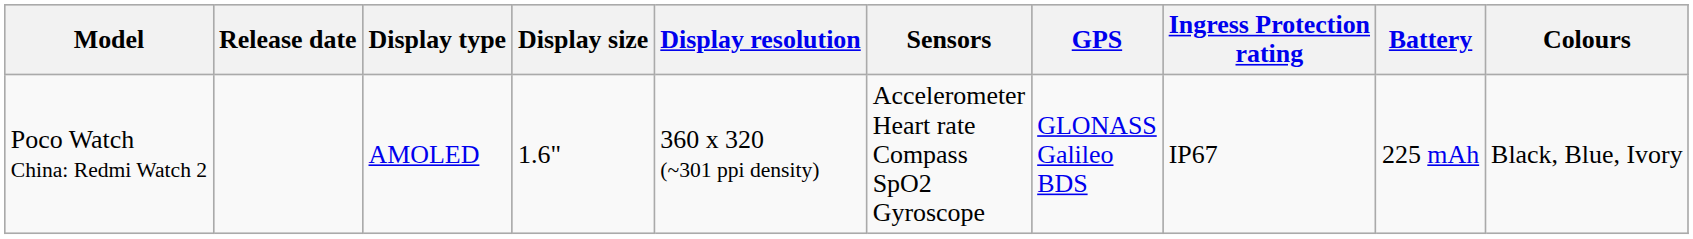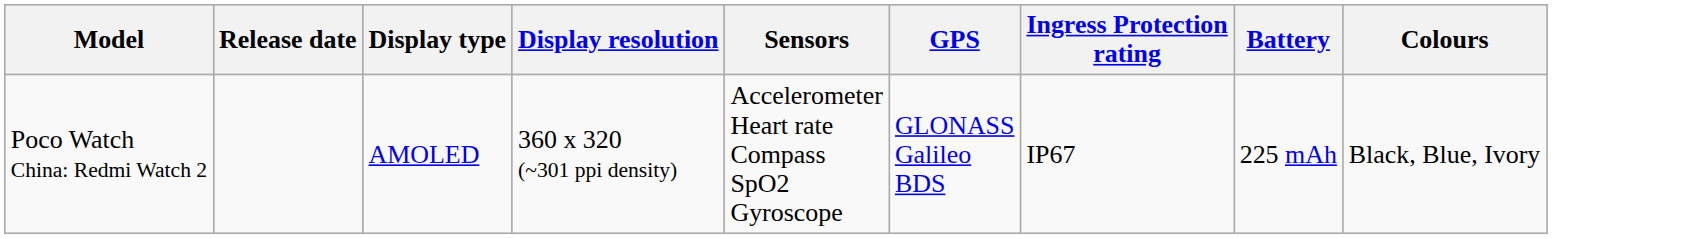- column: (583, 39)
